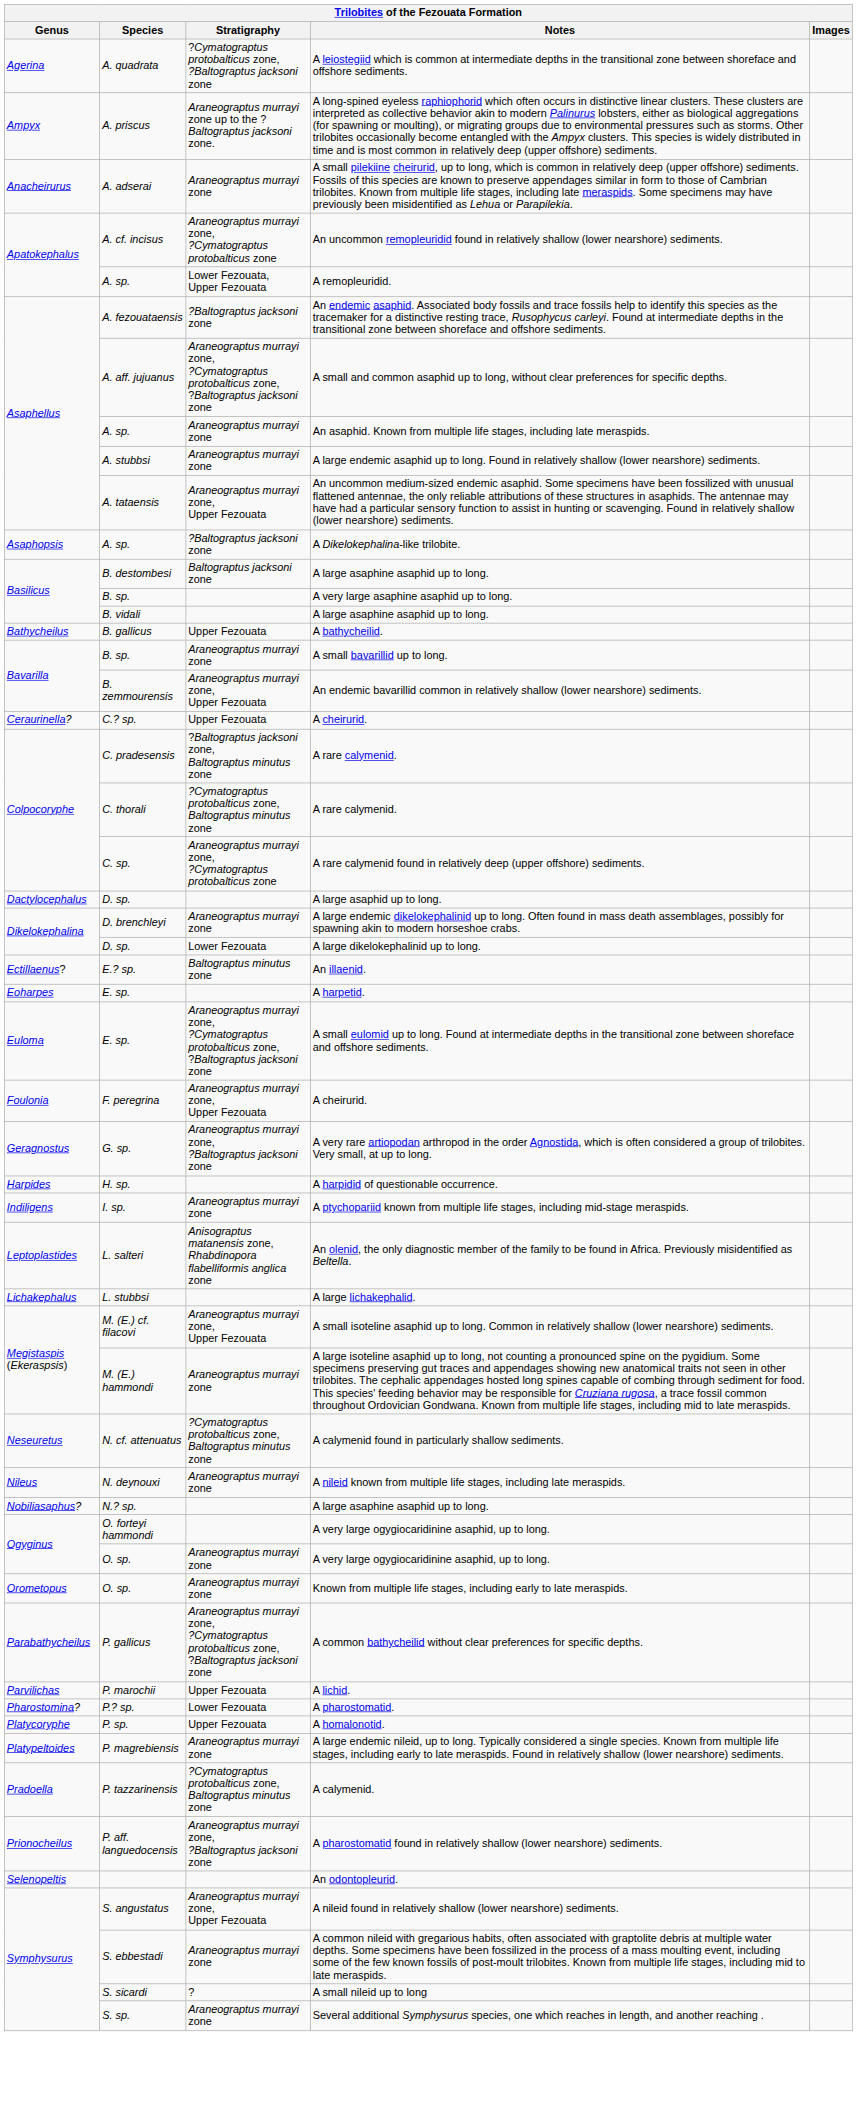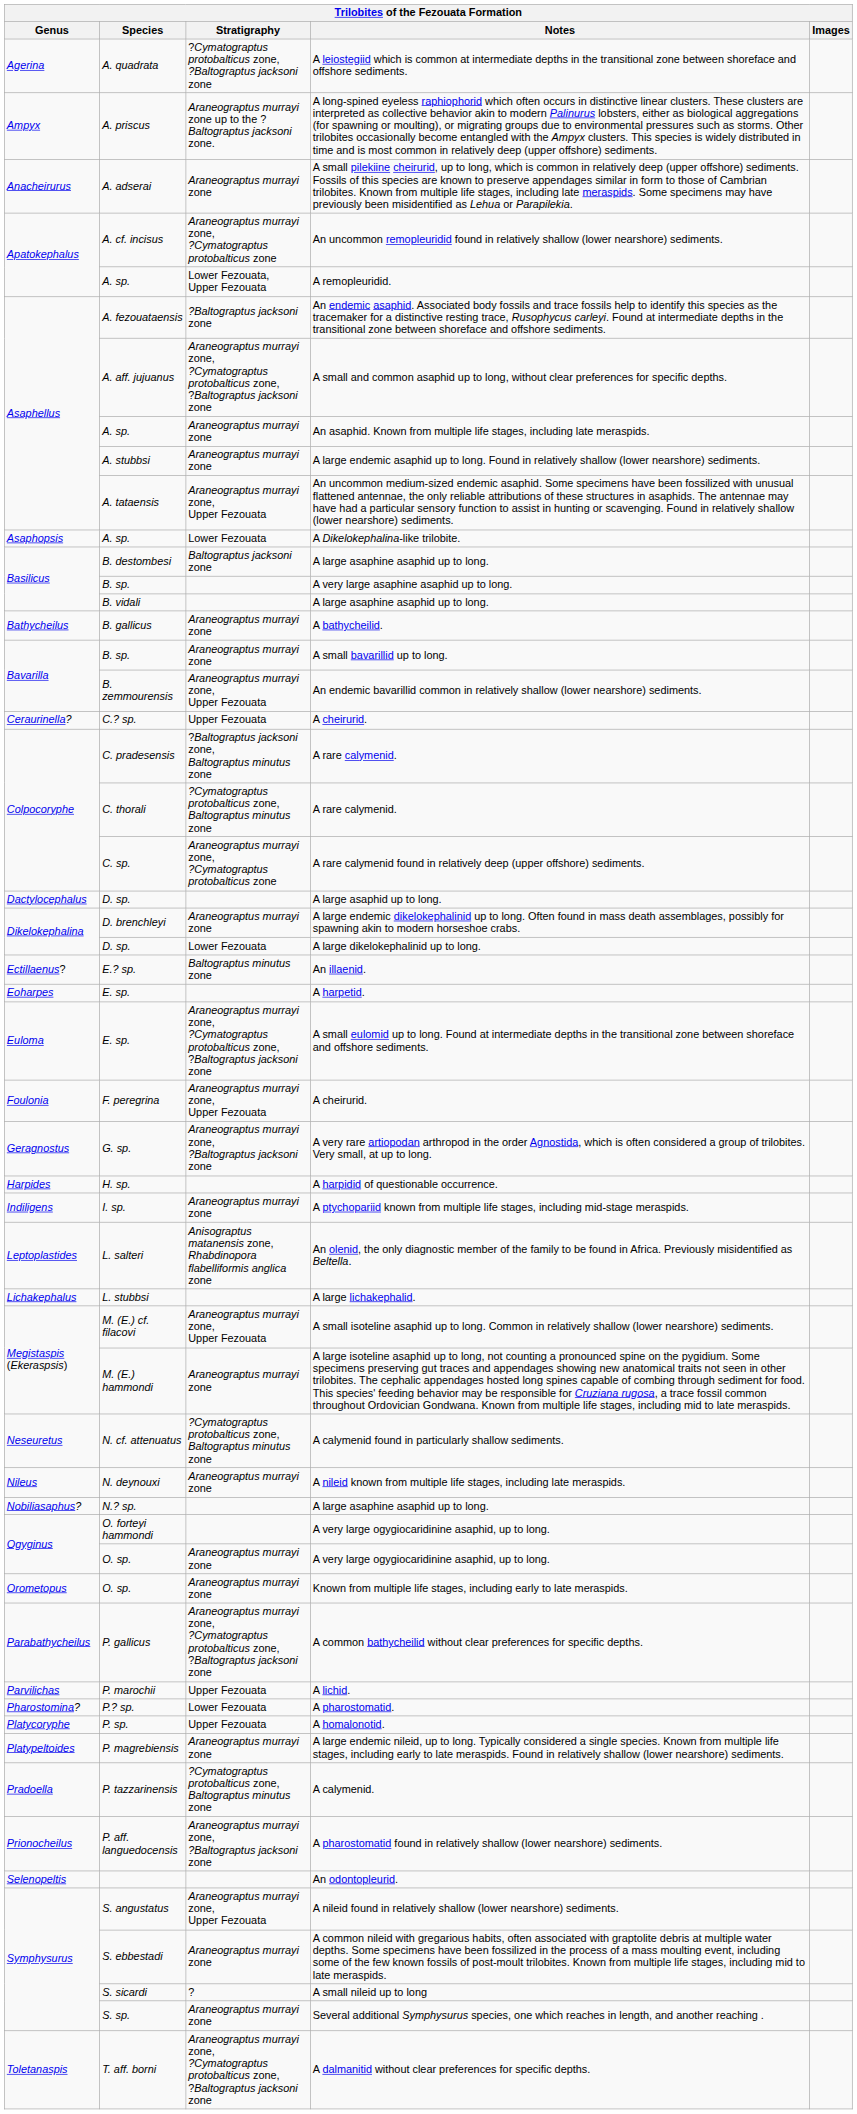(243, 544) ?Baltograptus jacksoni zone -> (227, 538) Lower Fezouata
(227, 631) Upper Fezouata -> (244, 625) Araneograptus murrayi zone
+ row: (129, 2069)
